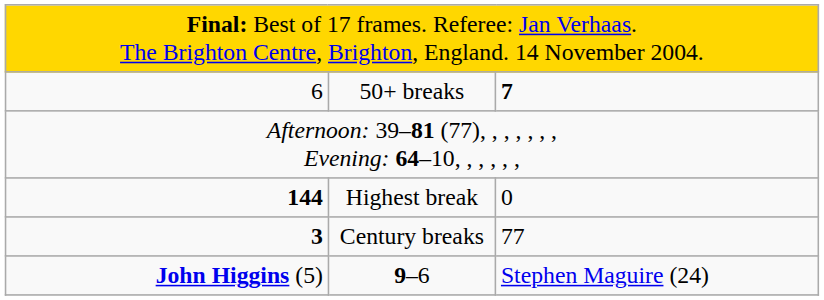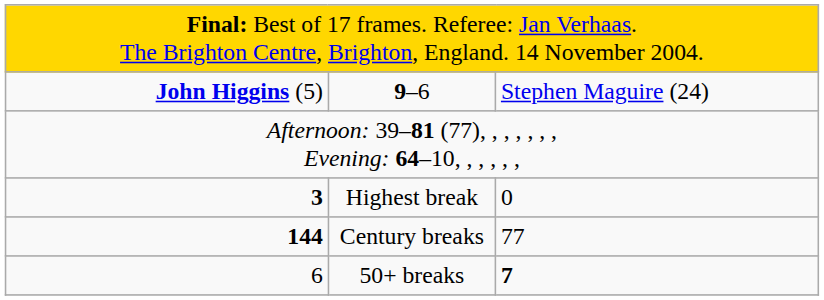rows swapped: (412, 275) <-> (412, 91)
(305, 197) 144 -> (317, 197) 3
(317, 236) 3 -> (305, 236) 144
